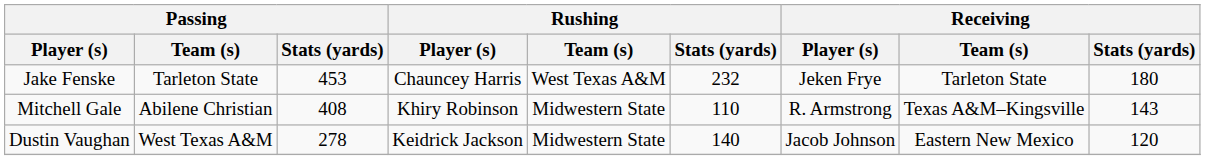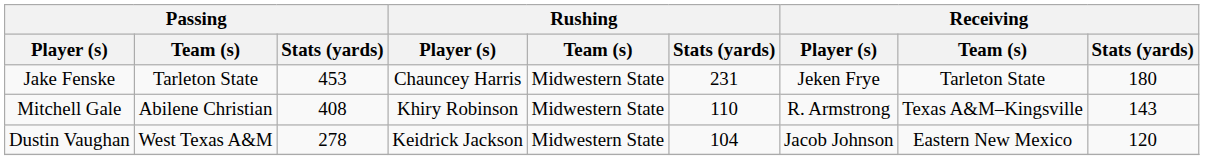(599, 79) West Texas A&M -> (598, 79) Midwestern State
(726, 79) 232 -> (724, 79) 231
(726, 139) 140 -> (724, 139) 104
